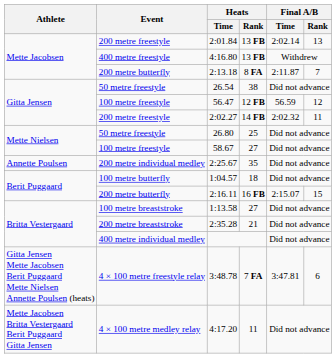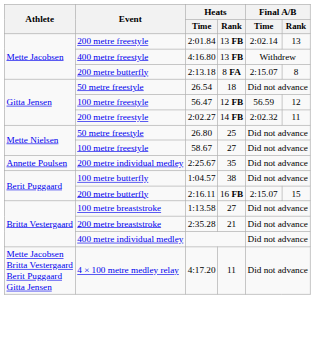(285, 72) 2:11.87 -> (264, 72) 2:15.07
(318, 72) 7 -> (296, 72) 8
(253, 87) 38 -> (232, 87) 18
(253, 178) 18 -> (232, 178) 38
- row: (223, 276)
